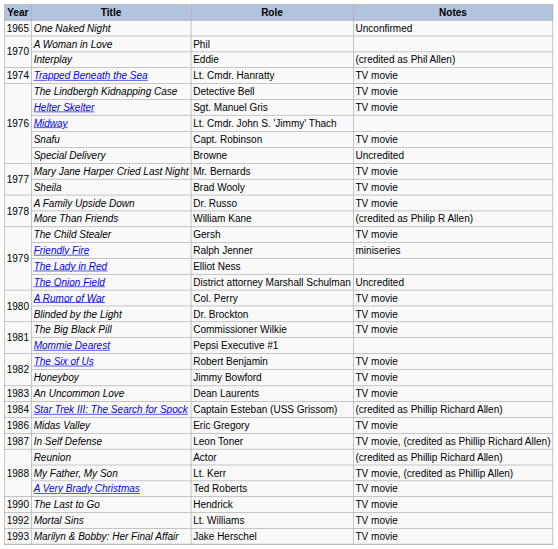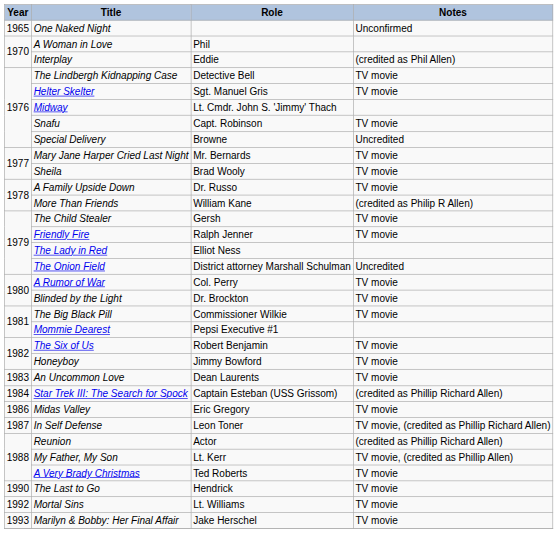- row: (91, 76)
(378, 251) miniseries -> (377, 235) TV movie
